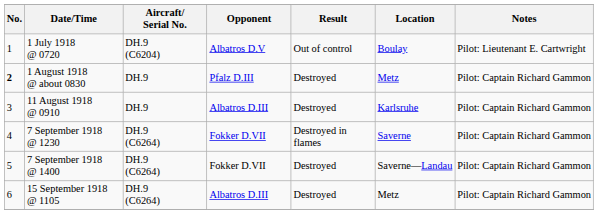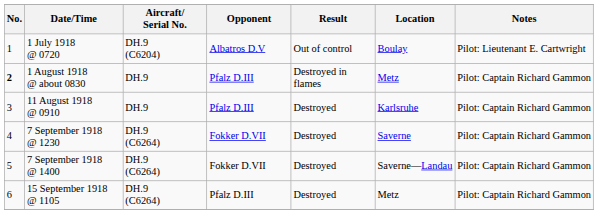(315, 78) Destroyed -> (320, 78) Destroyed in flames
(239, 107) Albatros D.III -> (232, 107) Pfalz D.III
(320, 136) Destroyed in flames -> (315, 136) Destroyed
(239, 195) Albatros D.III -> (232, 195) Pfalz D.III
